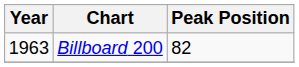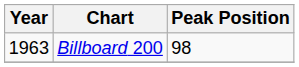(181, 47) 82 -> (181, 47) 98
